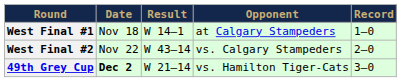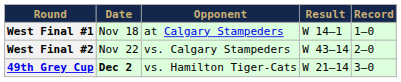columns swapped: (272, 13) <-> (167, 13)
